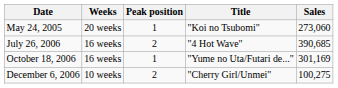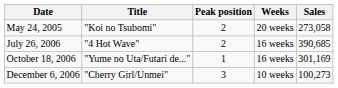columns swapped: (241, 12) <-> (103, 12)
(154, 28) 1 -> (223, 28) 2
(314, 28) 273,060 -> (314, 28) 273,058
(154, 75) 2 -> (223, 75) 3
(314, 75) 100,275 -> (314, 75) 100,273
